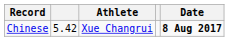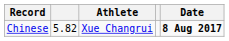(65, 29) 5.42 -> (65, 29) 5.82
